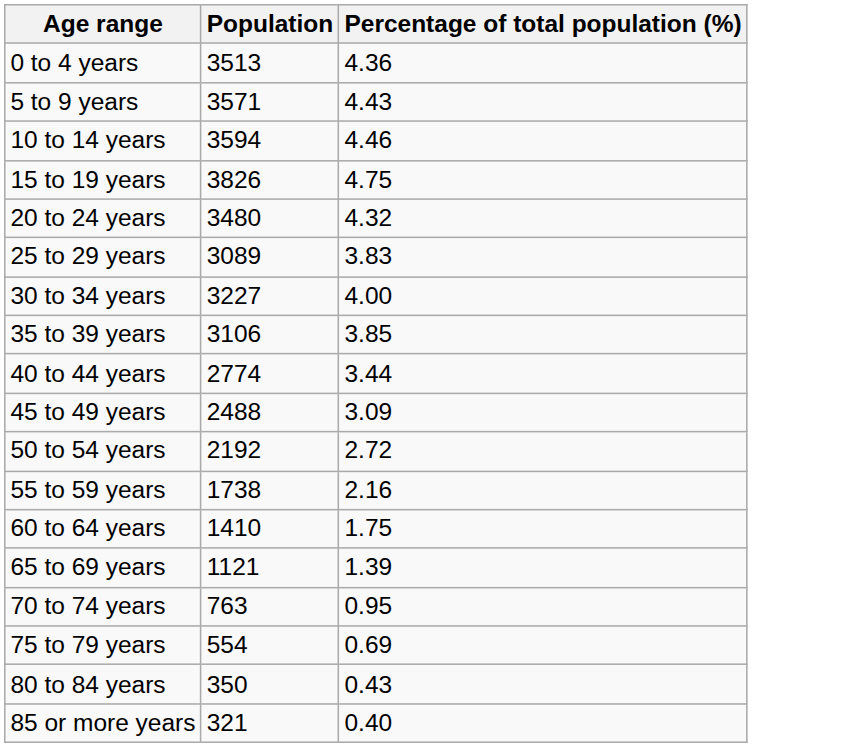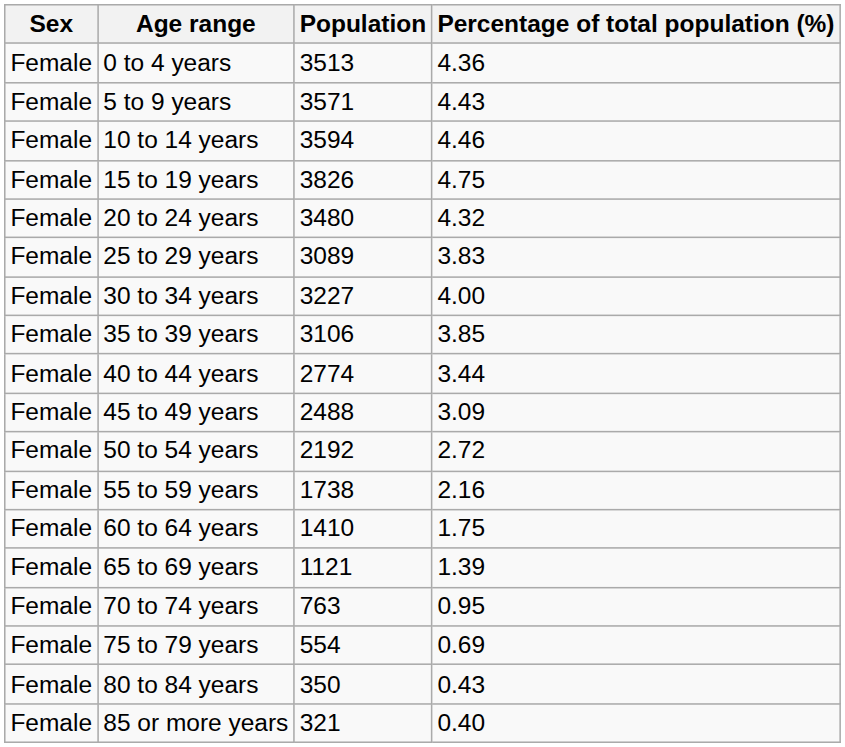+ column: (51, 23)
